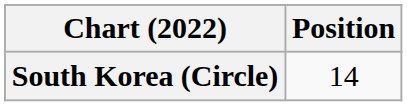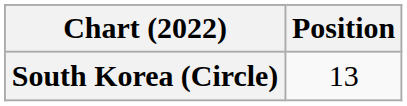(344, 75) 14 -> (344, 75) 13
